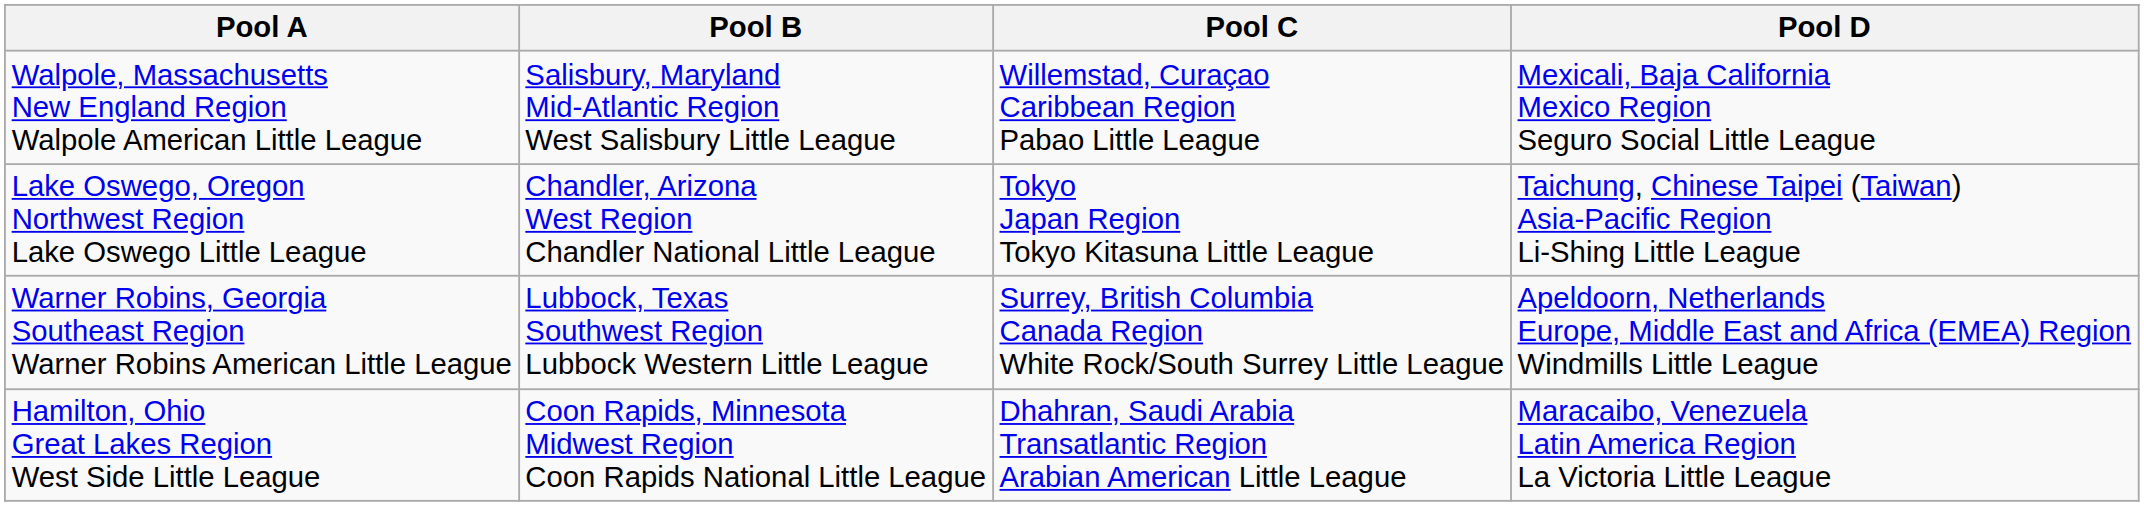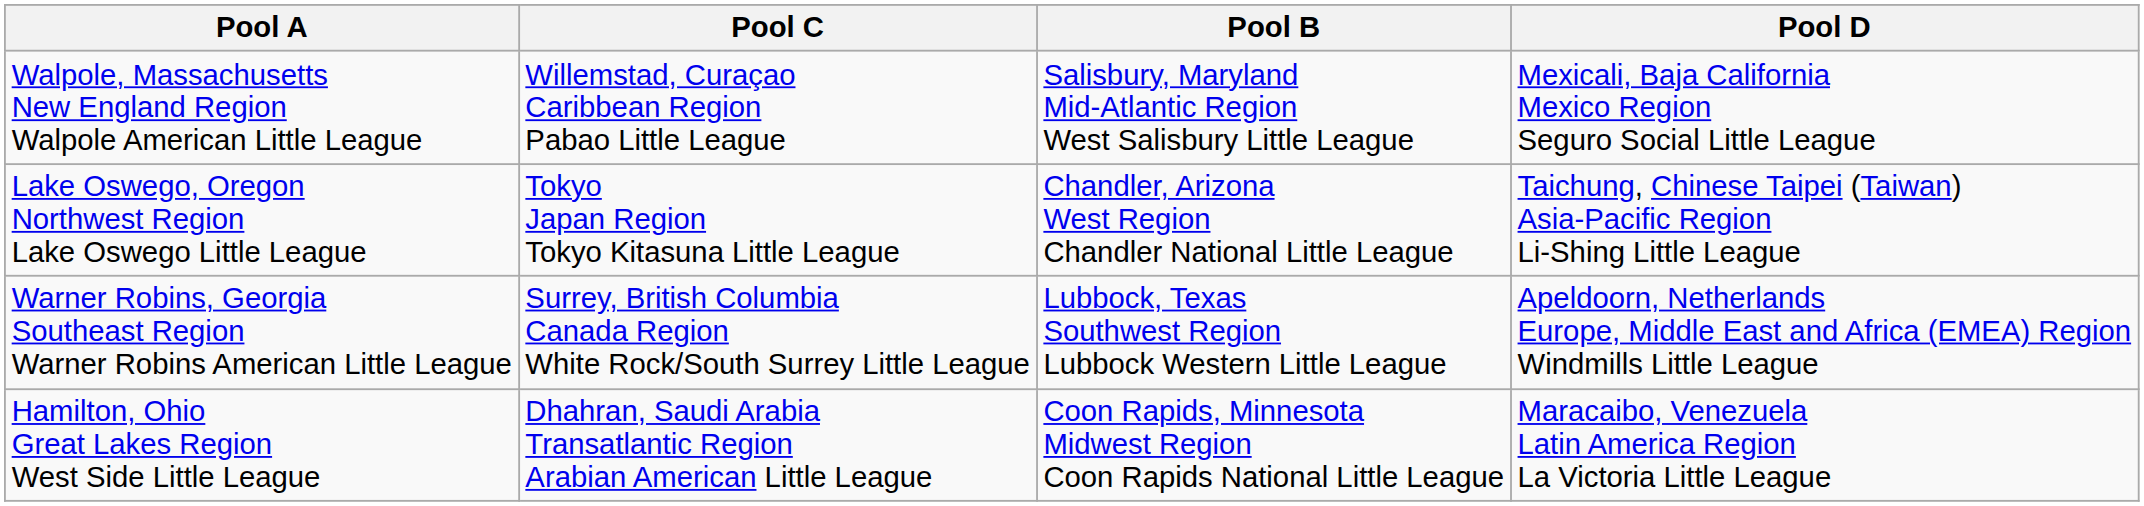columns swapped: (756, 27) <-> (1252, 27)
